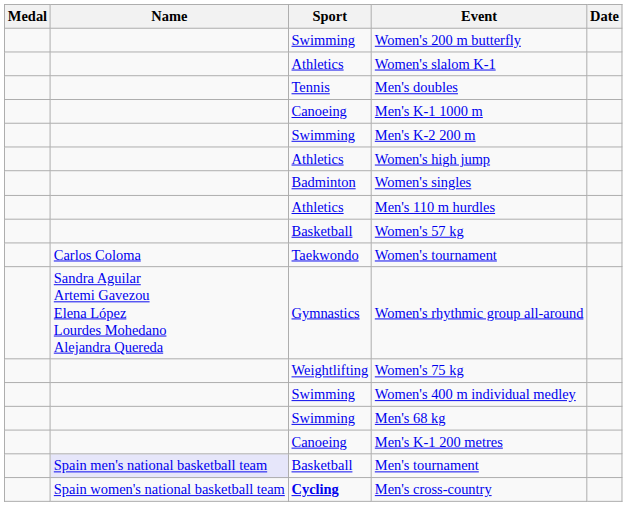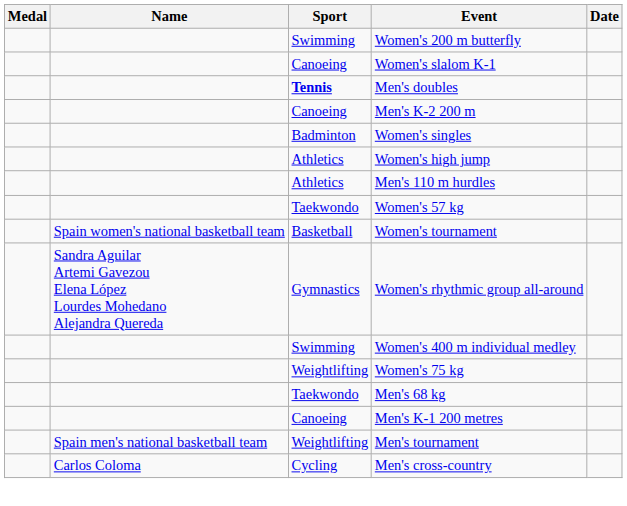(318, 64) Athletics -> (319, 64) Canoeing
(311, 88) normal -> (312, 88) bold
- row: (429, 111)
(323, 135) Swimming -> (319, 111) Canoeing
rows swapped: (423, 183) <-> (432, 159)
(322, 230) Basketball -> (325, 207) Taekwondo
(97, 254) Carlos Coloma -> (169, 230) Spain women's national basketball team
(325, 254) Taekwondo -> (322, 230) Basketball
rows swapped: (475, 394) <-> (419, 370)
(323, 418) Swimming -> (325, 394) Taekwondo
(160, 465) lavender background -> (160, 442) no background
(322, 465) Basketball -> (330, 442) Weightlifting
(169, 489) Spain women's national basketball team -> (97, 465) Carlos Coloma
(315, 489) bold -> (314, 465) normal
